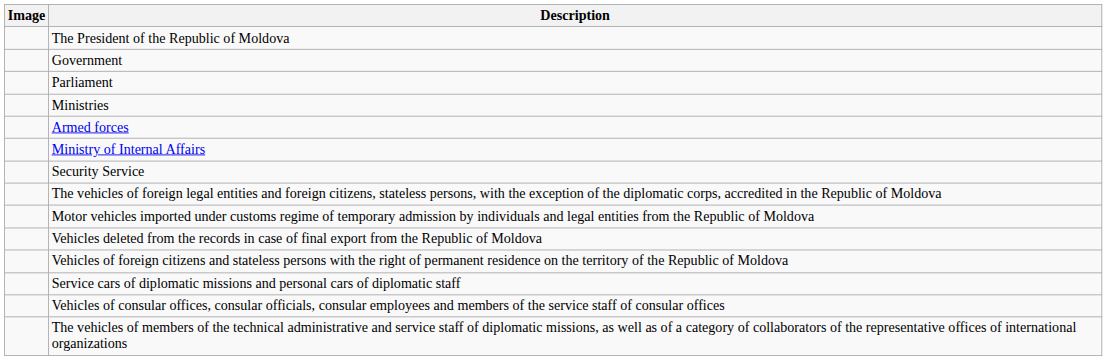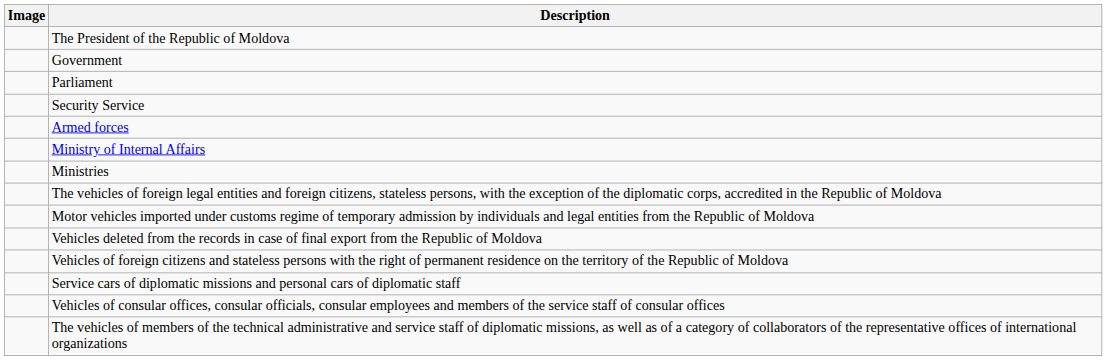rows swapped: (80, 104) <-> (98, 171)
